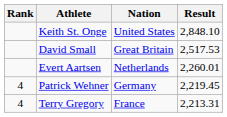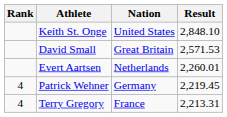(200, 49) 2,517.53 -> (200, 49) 2,571.53
